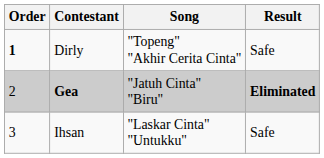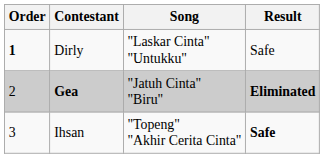(184, 50) "Topeng" "Akhir Cerita Cinta" -> (169, 50) "Laskar Cinta" "Untukku"
(169, 133) "Laskar Cinta" "Untukku" -> (184, 133) "Topeng" "Akhir Cerita Cinta"
(262, 133) normal -> (263, 133) bold
